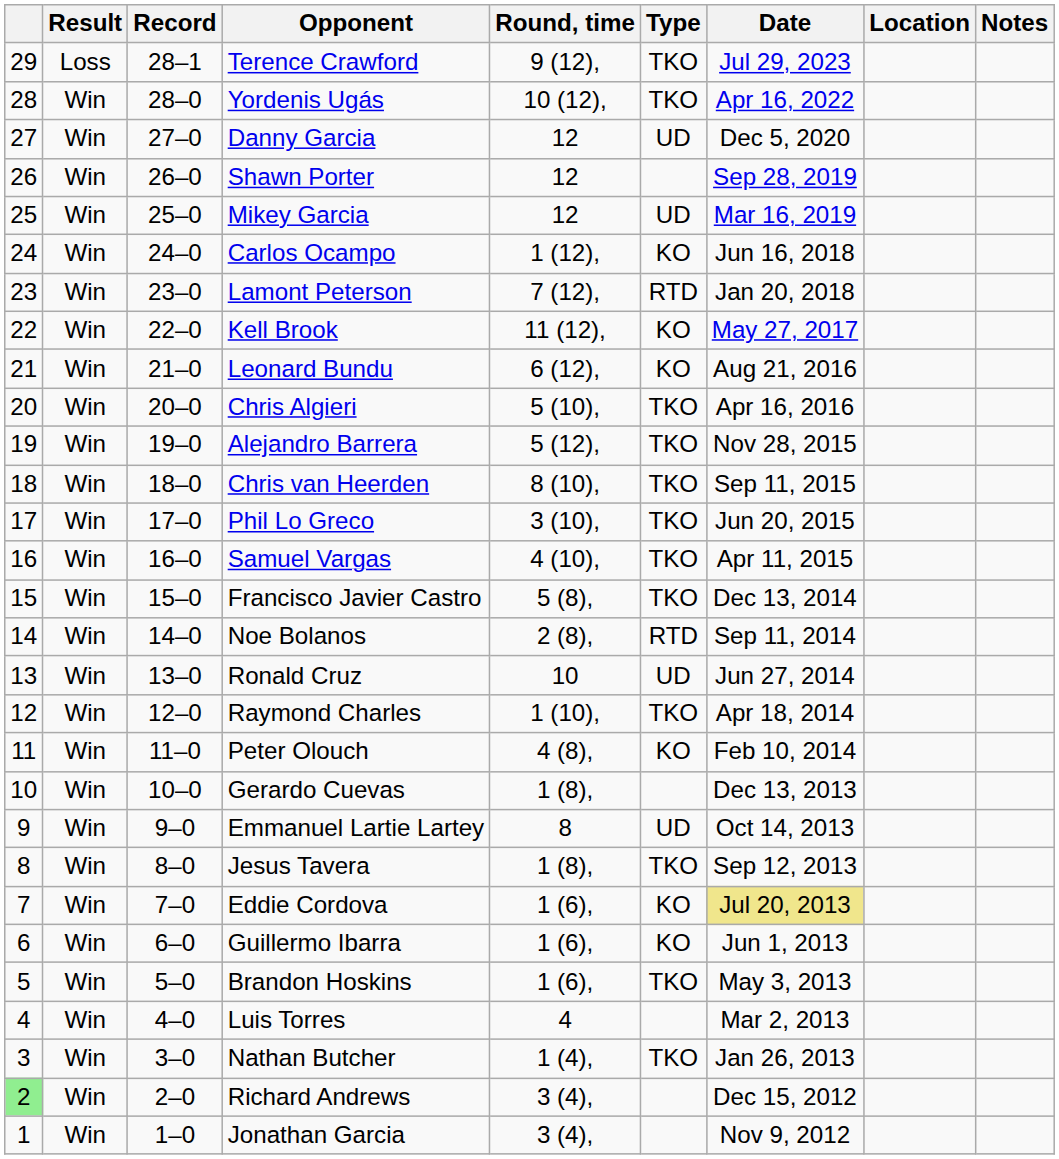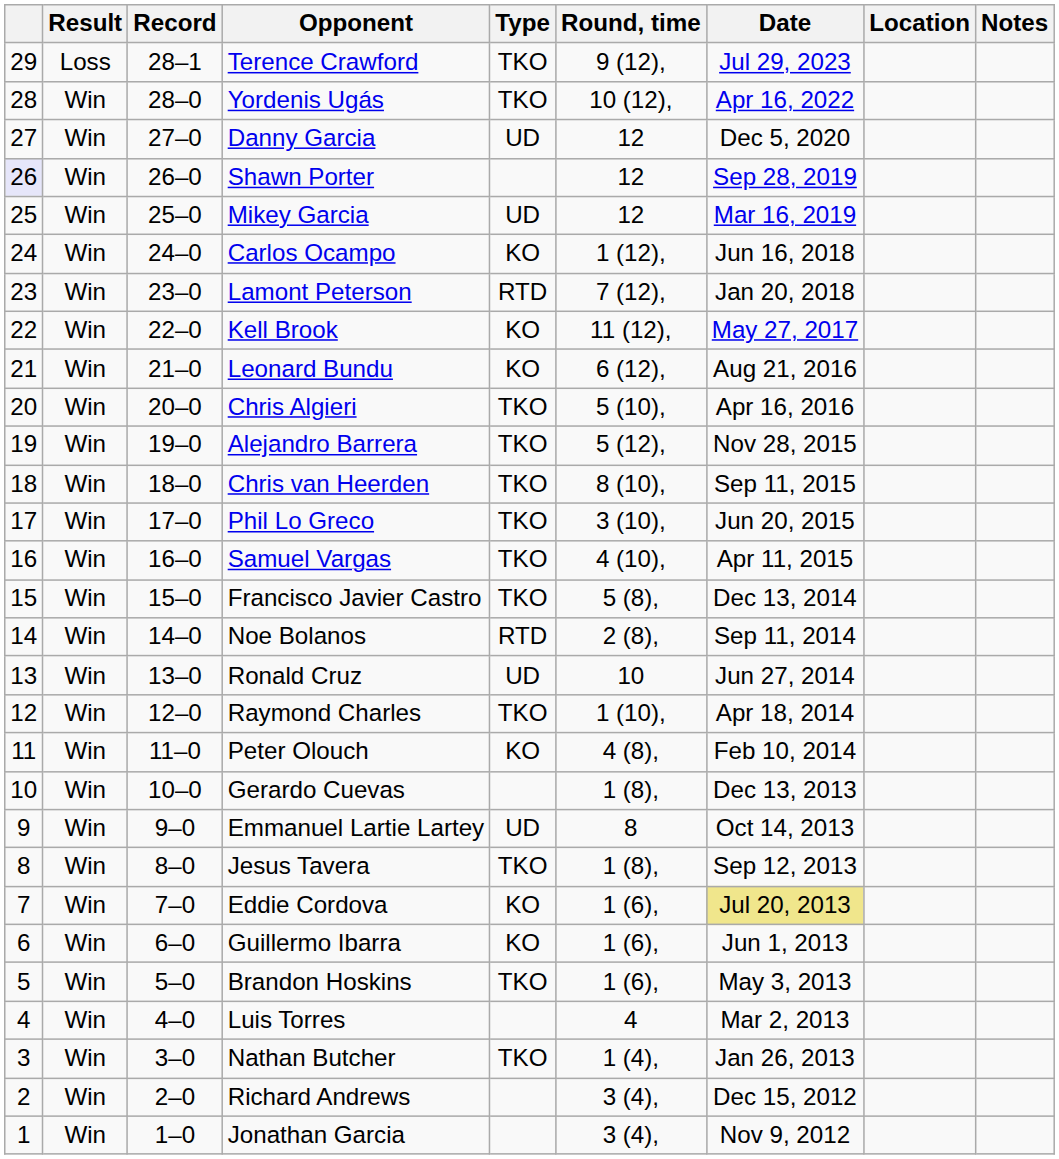columns swapped: (673, 23) <-> (565, 23)
(24, 176) no background -> (24, 176) lavender background
(24, 1096) lightgreen background -> (24, 1096) no background
